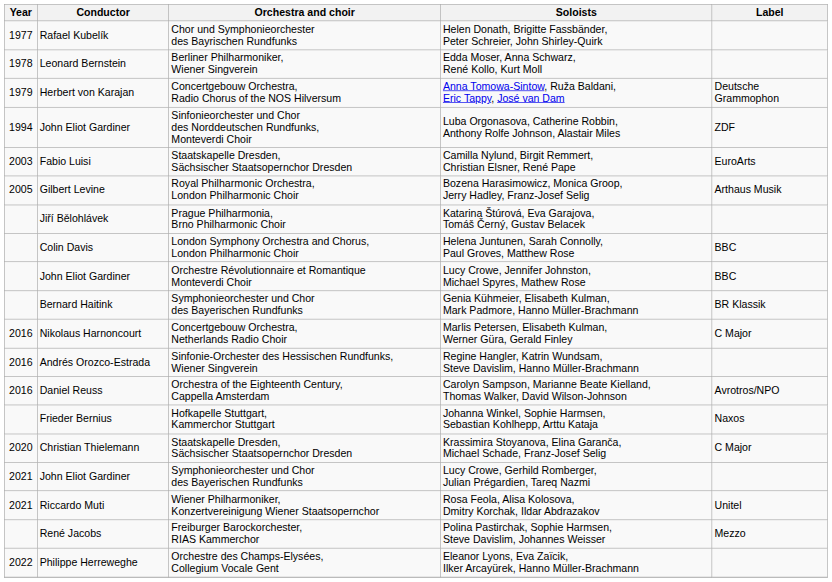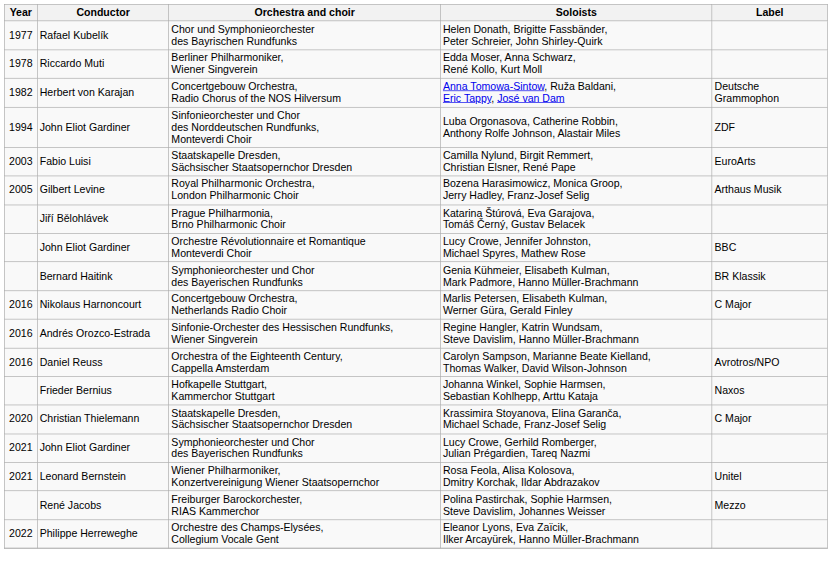(83, 64) Leonard Bernstein -> (72, 64) Riccardo Muti
(21, 92) 1979 -> (21, 92) 1982
- row: (523, 247)
(72, 505) Riccardo Muti -> (83, 476) Leonard Bernstein
